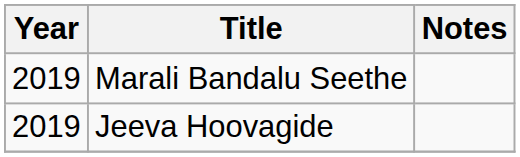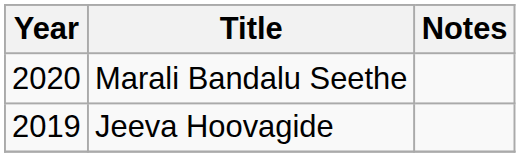(46, 77) 2019 -> (46, 77) 2020
